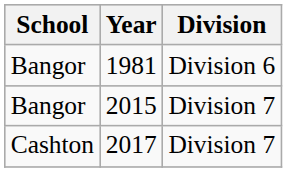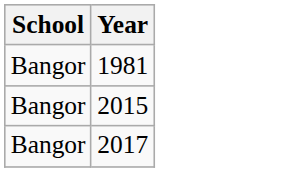- column: (222, 24)
(52, 145) Cashton -> (48, 145) Bangor
